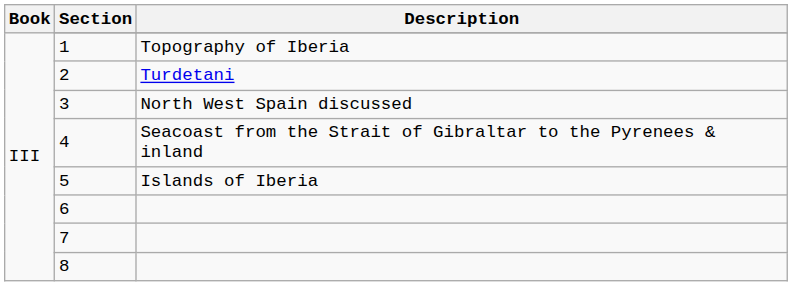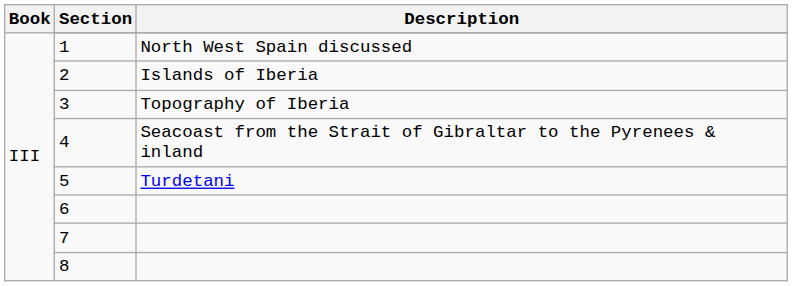(245, 47) Topography of Iberia -> (276, 47) North West Spain discussed
(187, 76) Turdetani -> (229, 76) Islands of Iberia
(276, 104) North West Spain discussed -> (245, 104) Topography of Iberia
(229, 181) Islands of Iberia -> (187, 181) Turdetani
